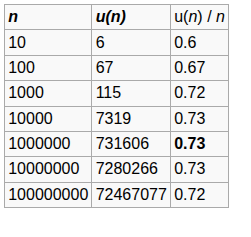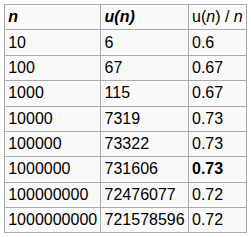(190, 93) 0.72 -> (208, 93) 0.67
+ row: (35, 144)
- row: (44, 169)
(131, 194) 72467077 -> (140, 194) 72476077
+ row: (53, 220)
